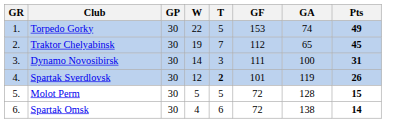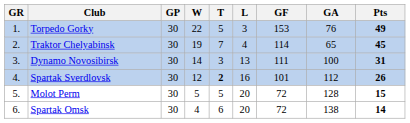+ column: (245, 12)
(307, 28) 74 -> (331, 28) 76
(257, 45) 112 -> (281, 45) 114
(307, 77) 119 -> (331, 77) 112
